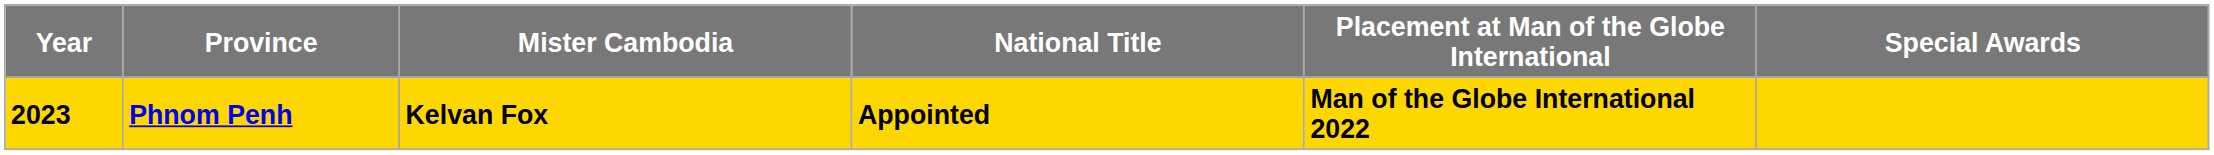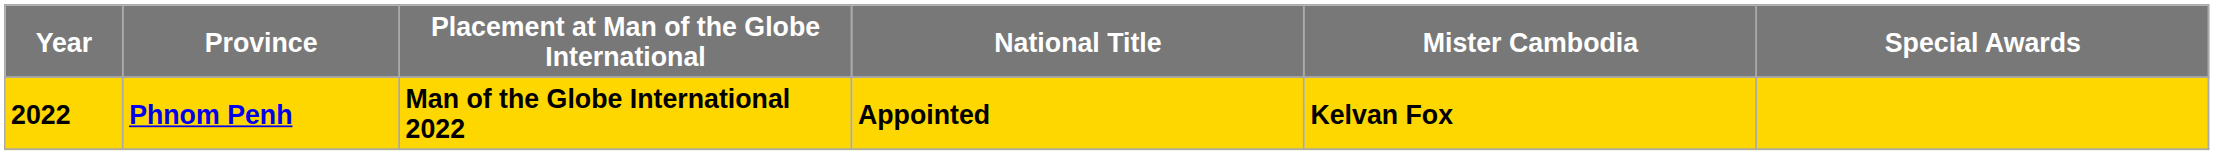columns swapped: (626, 41) <-> (1530, 41)
(41, 113) 2023 -> (41, 113) 2022
